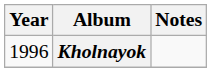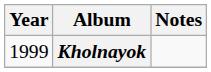(29, 51) 1996 -> (29, 51) 1999
